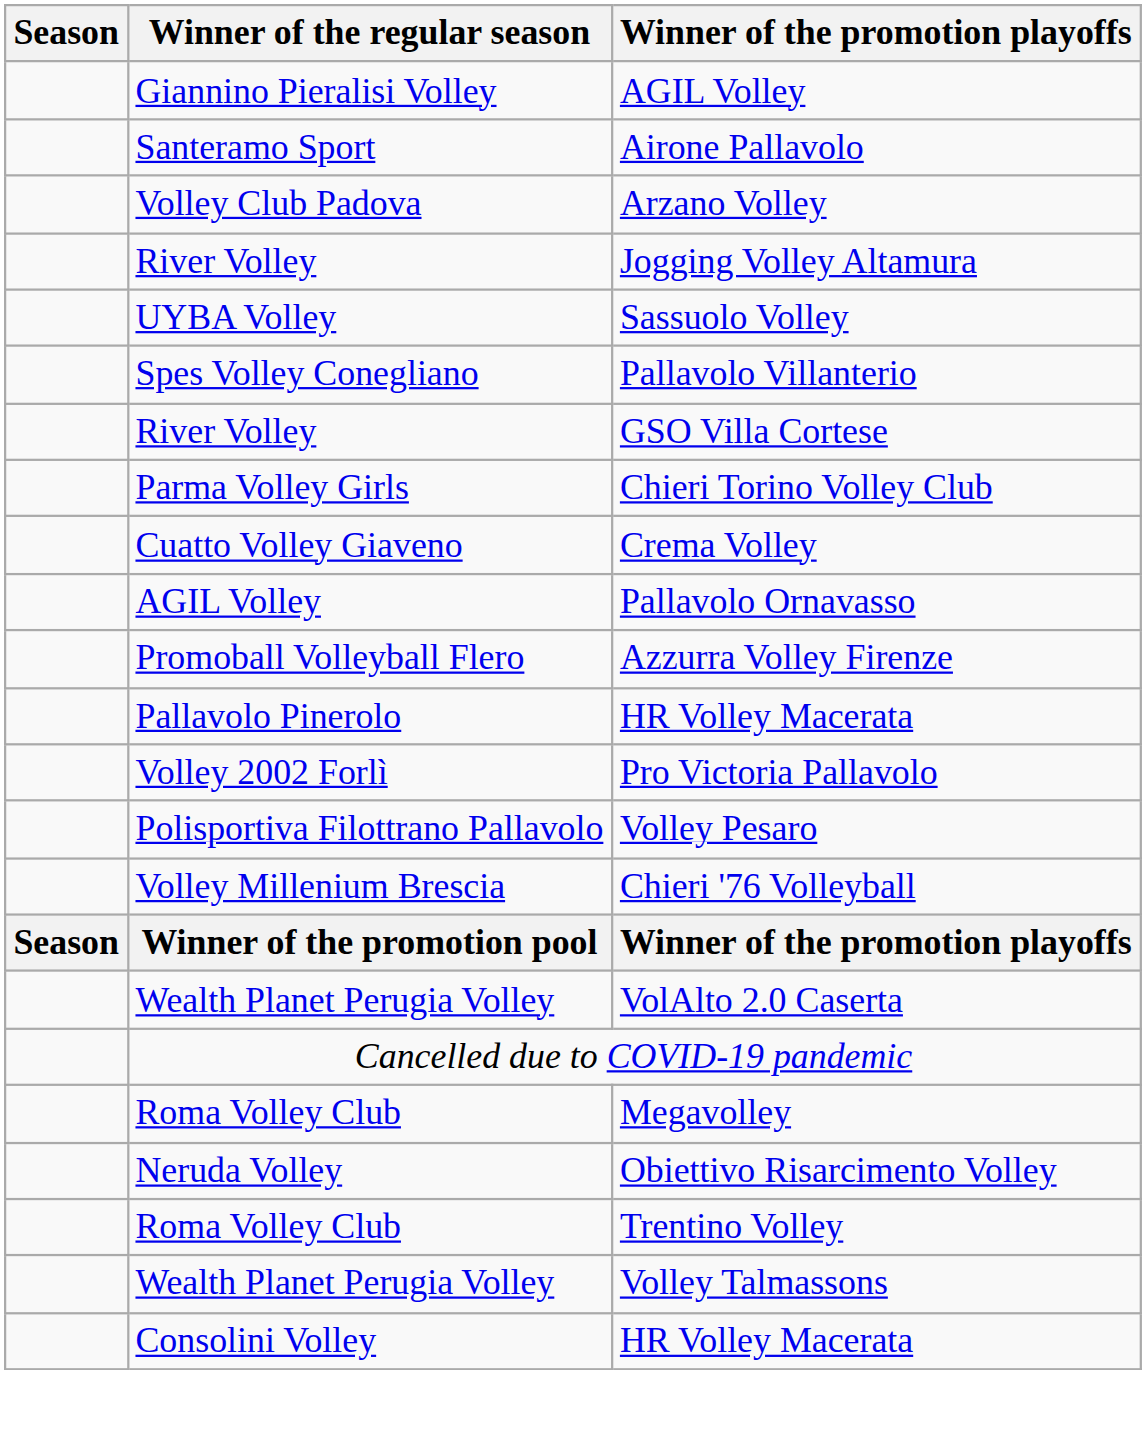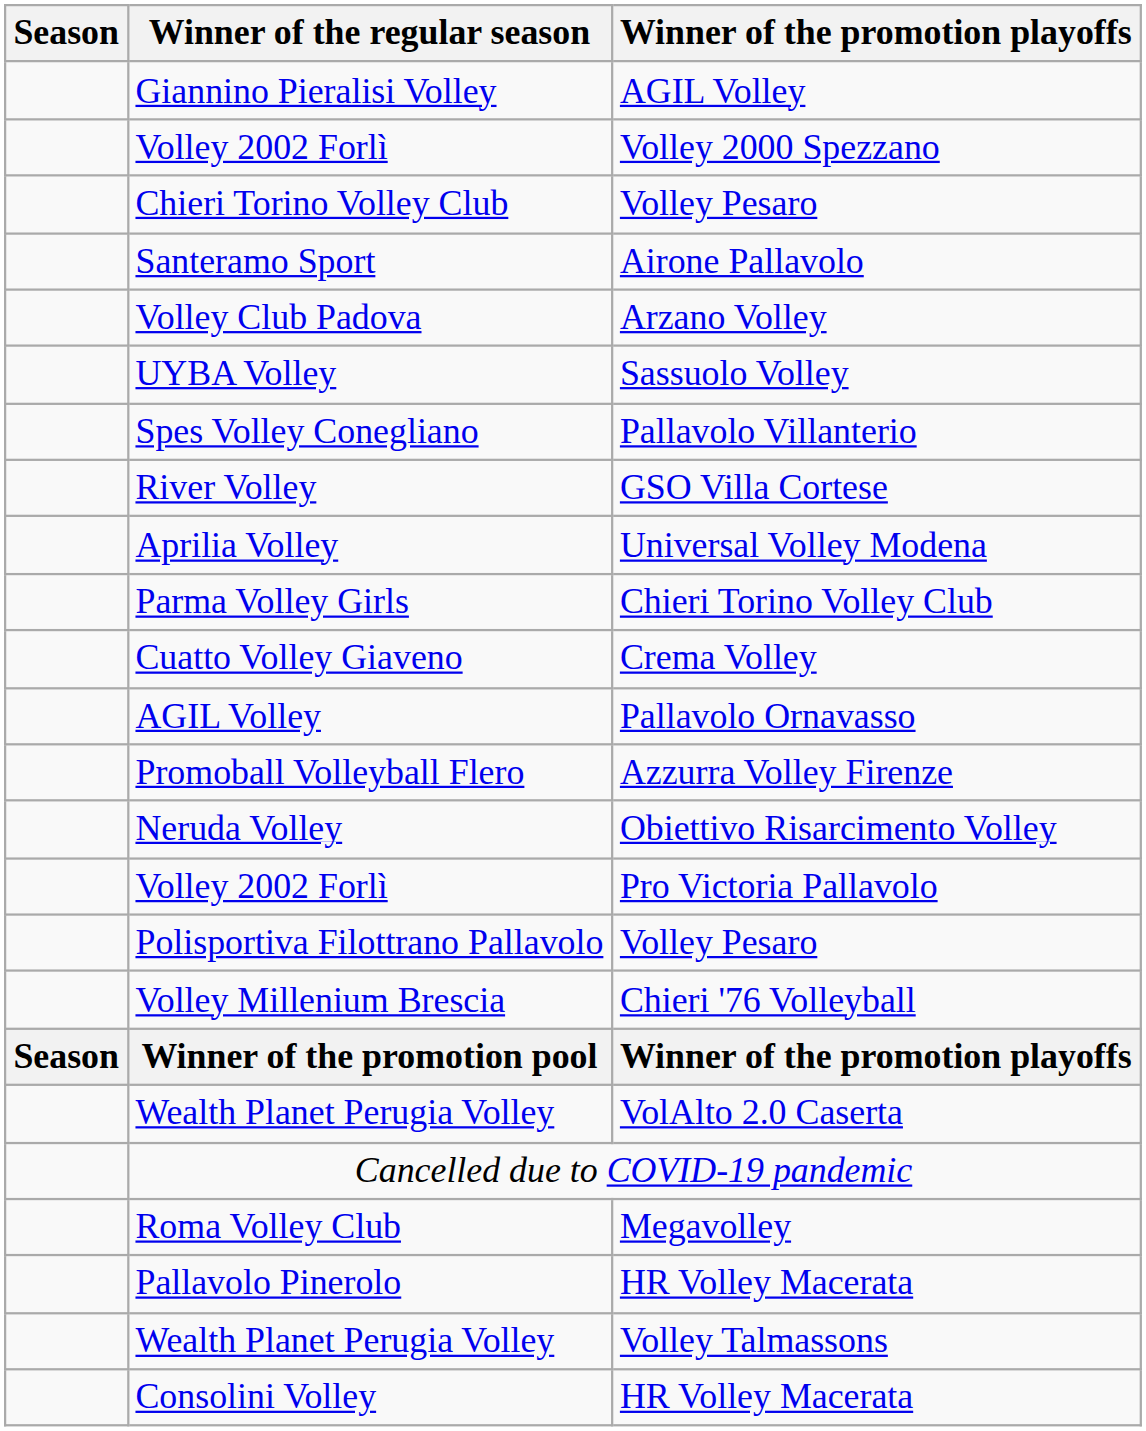+ row: (262, 146)
+ row: (322, 203)
- row: (226, 260)
+ row: (237, 544)
rows swapped: (239, 1169) <-> (268, 715)
- row: (268, 1226)
